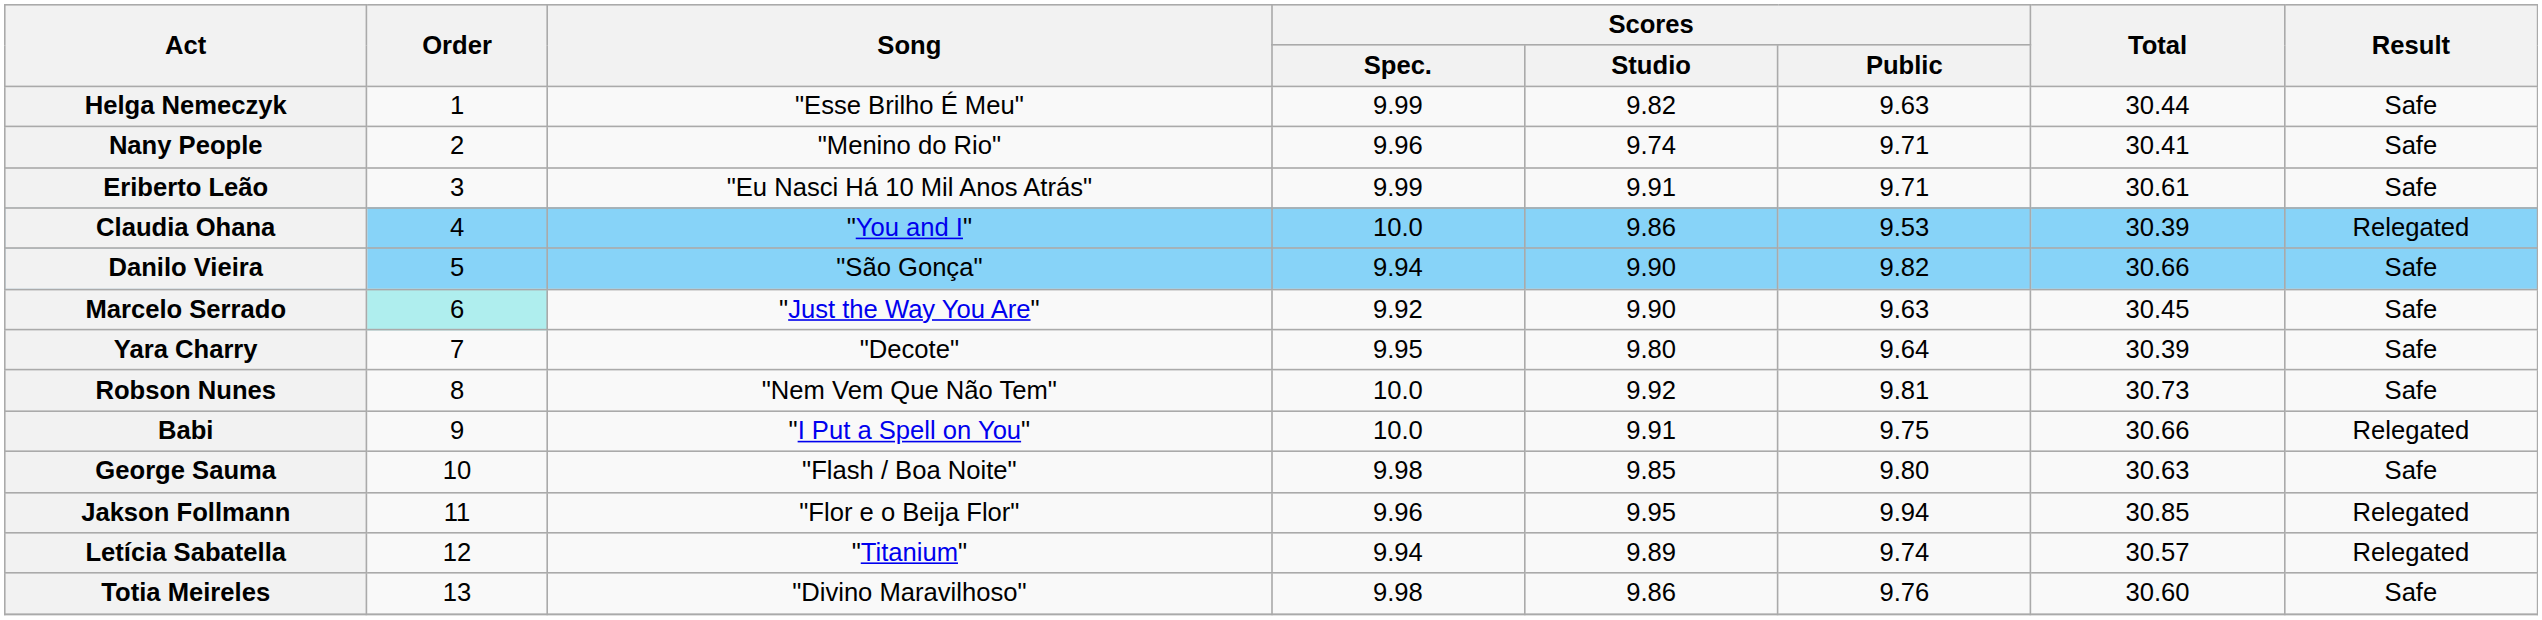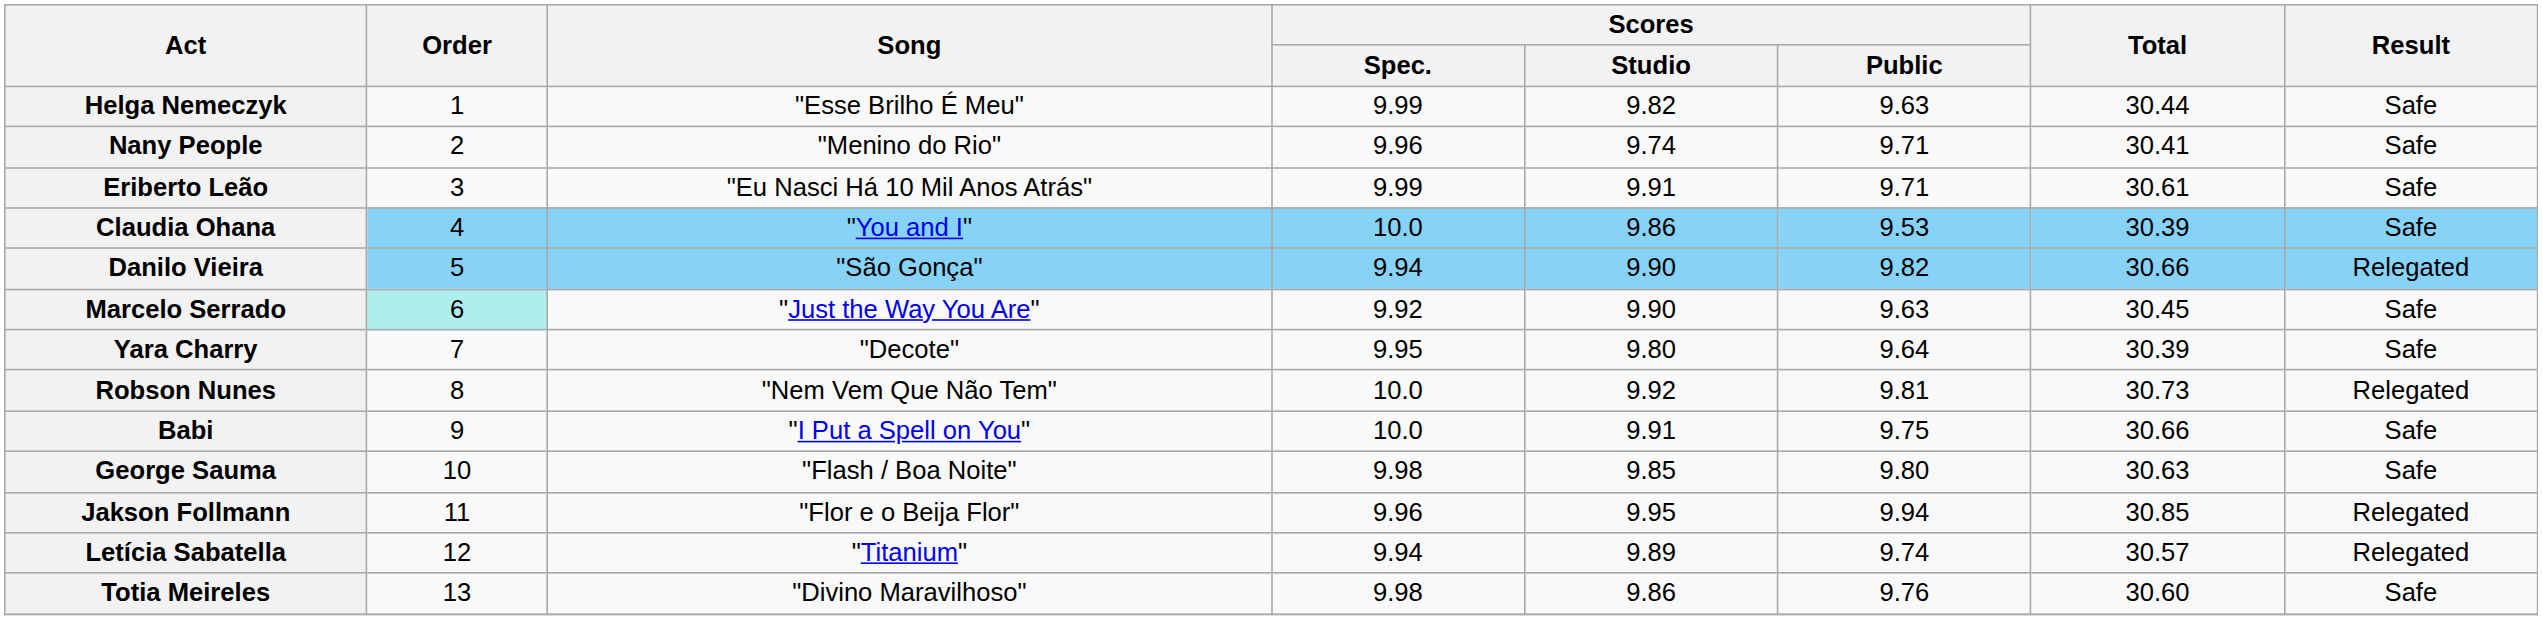(2411, 227) Relegated -> (2411, 227) Safe
(2411, 268) Safe -> (2411, 268) Relegated
(2411, 390) Safe -> (2411, 390) Relegated
(2411, 430) Relegated -> (2411, 430) Safe
